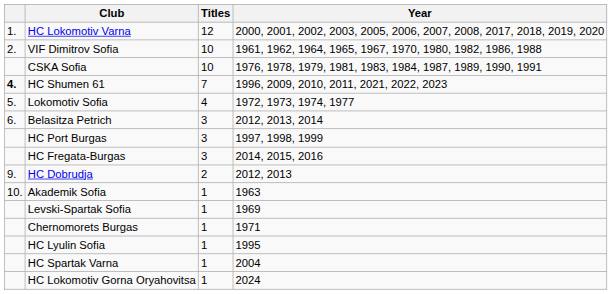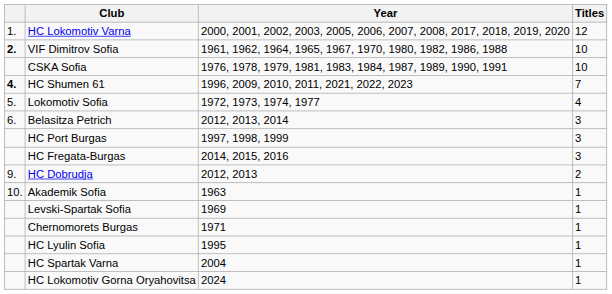columns swapped: (216, 13) <-> (420, 13)
(12, 49) normal -> (12, 49) bold
